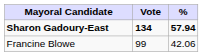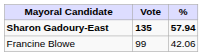(143, 28) 134 -> (143, 28) 135
